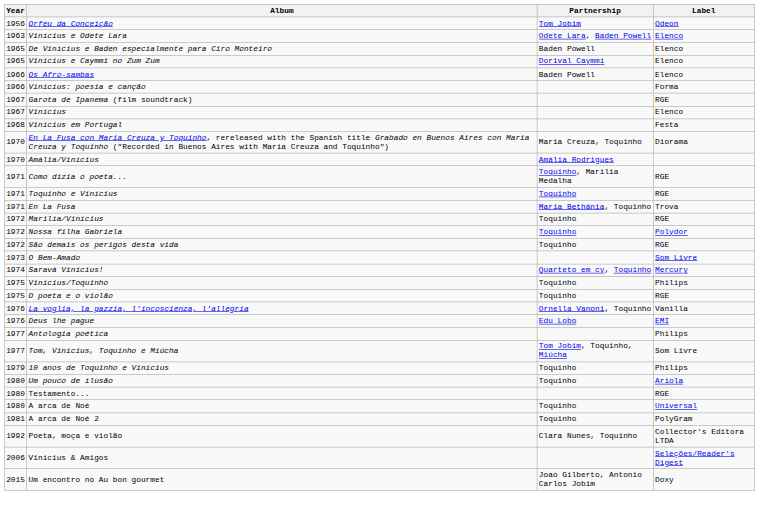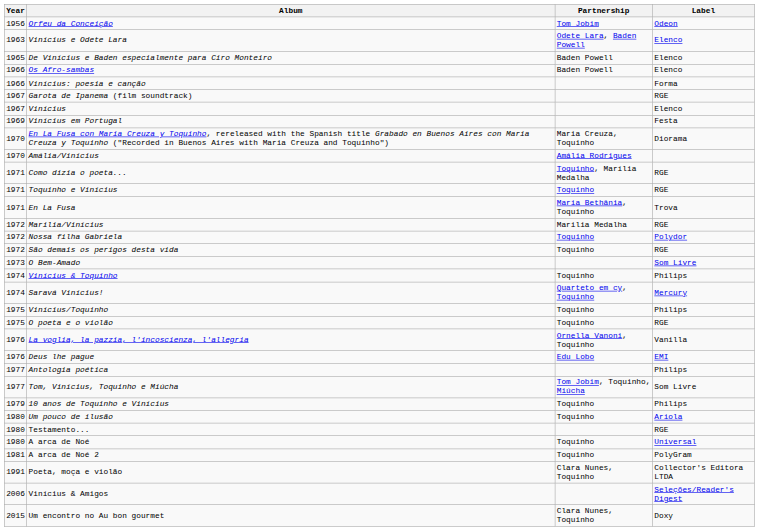- row: (94, 62)
(16, 125) 1968 -> (16, 121) 1969
(558, 219) Toquinho -> (592, 225) Marilia Medalha
+ row: (73, 275)
(16, 436) 1992 -> (16, 472) 1991
(590, 480) Joao Gilberto, Antonio Carlos Jobim -> (585, 516) Clara Nunes, Toquinho
